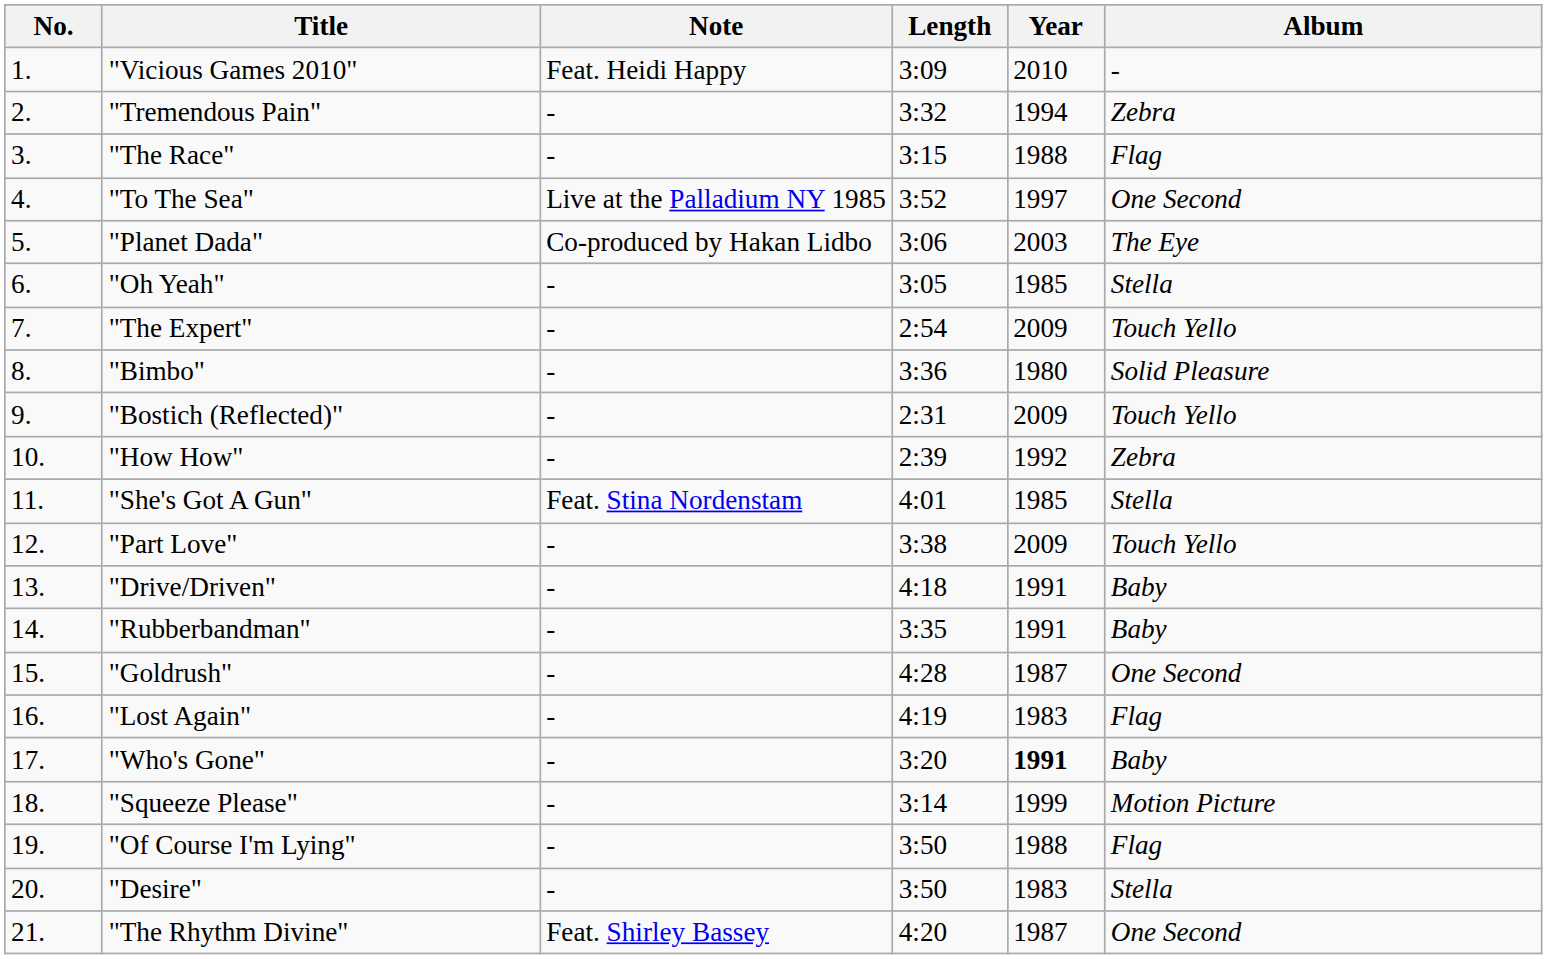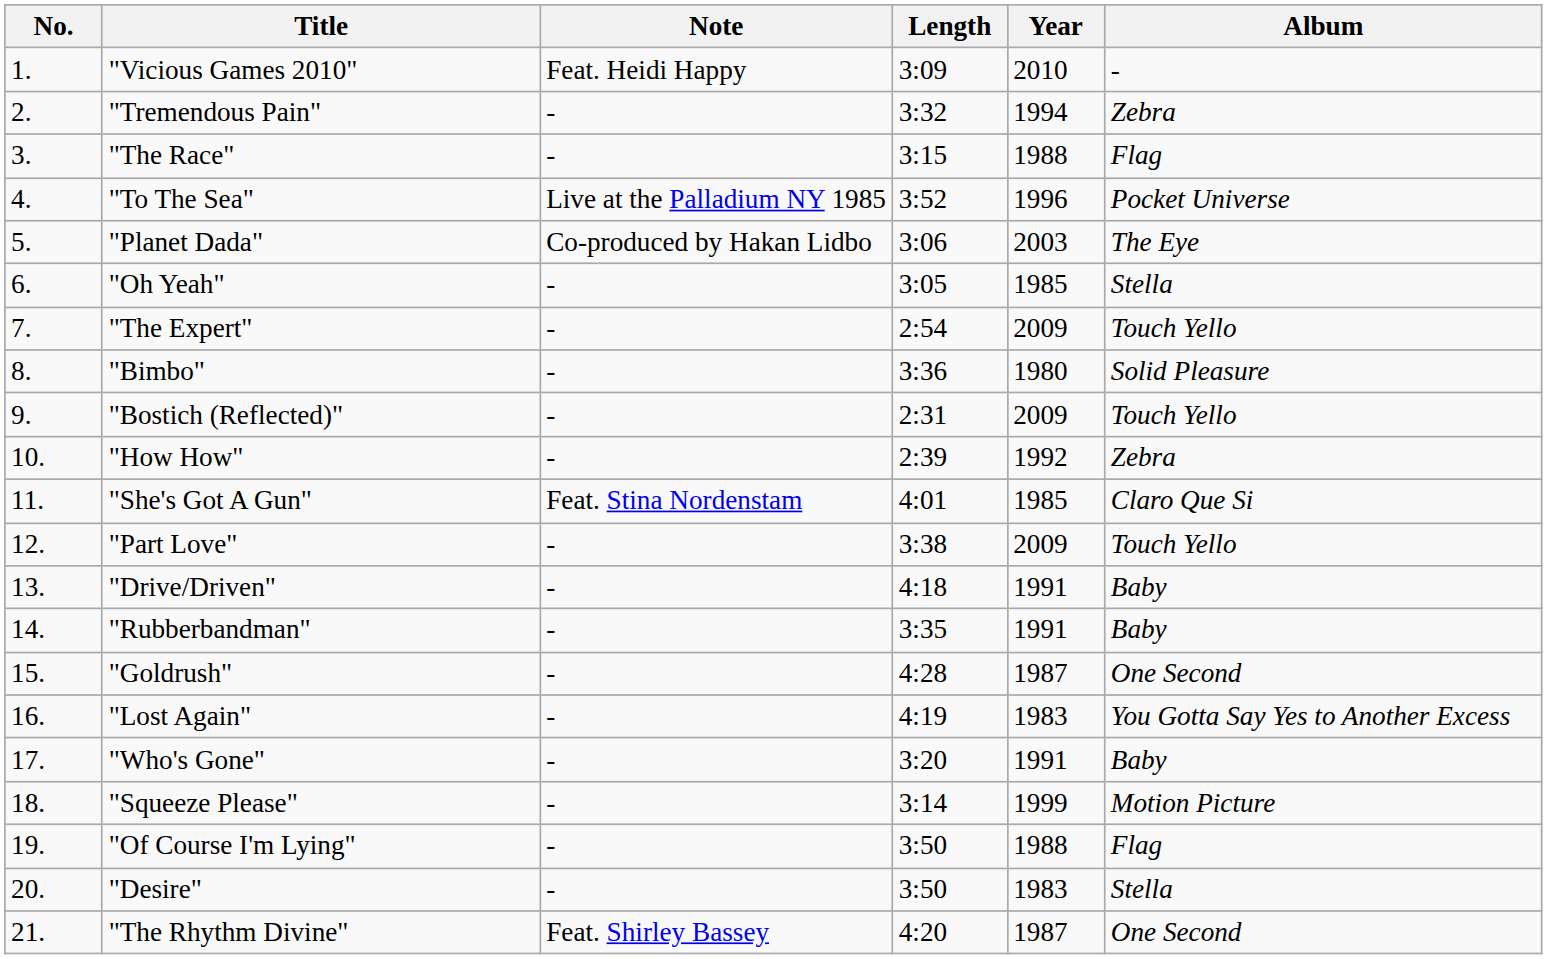(1040, 198) 1997 -> (1040, 198) 1996
(1176, 198) One Second -> (1200, 198) Pocket Universe
(1142, 500) Stella -> (1182, 500) Claro Que Si
(1136, 716) Flag -> (1311, 716) You Gotta Say Yes to Another Excess
(1040, 759) bold -> (1040, 759) normal
